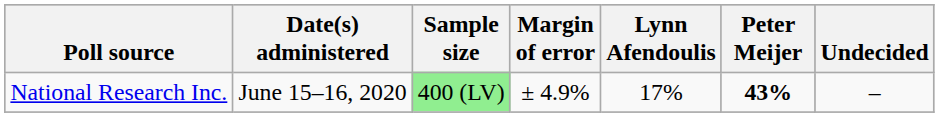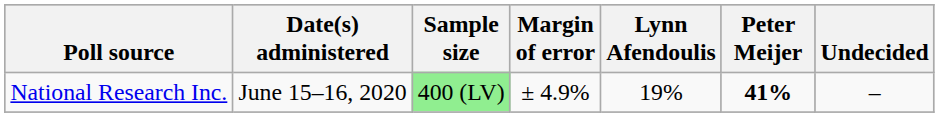(661, 91) 17% -> (661, 91) 19%
(768, 91) 43% -> (768, 91) 41%
